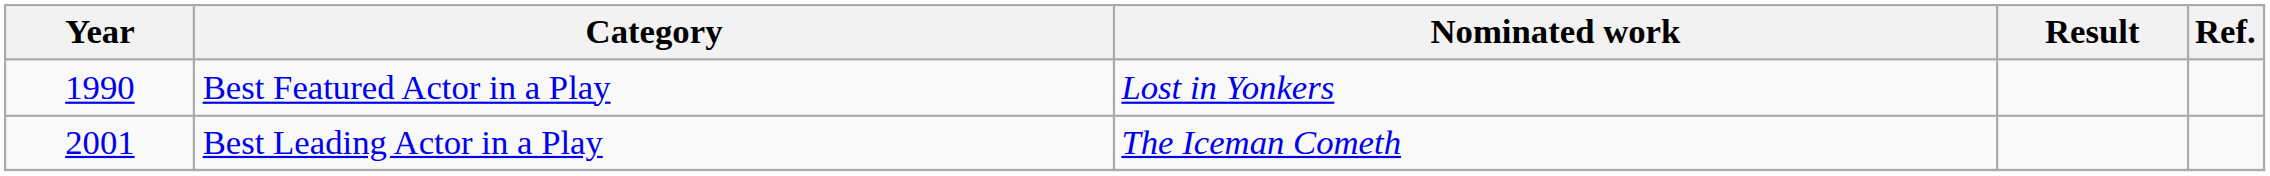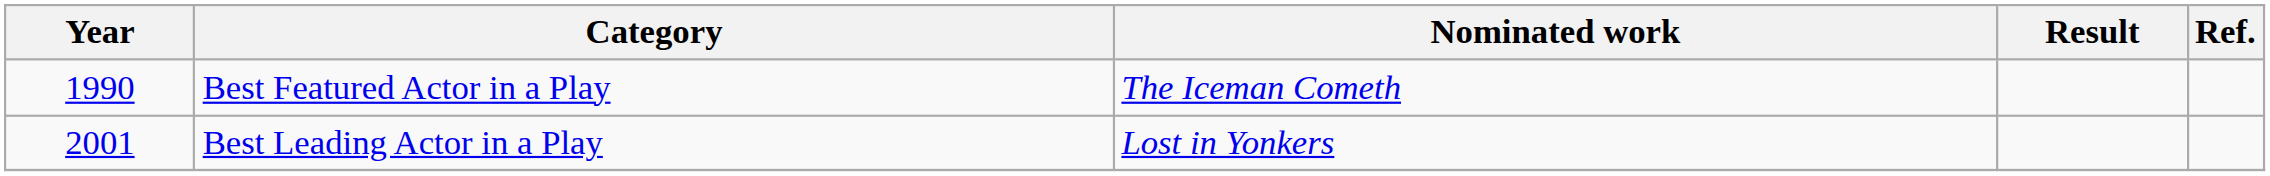(1228, 87) Lost in Yonkers -> (1261, 87) The Iceman Cometh
(1261, 142) The Iceman Cometh -> (1228, 142) Lost in Yonkers
